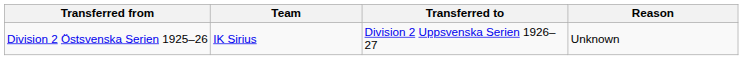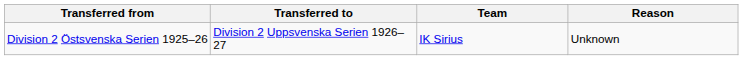columns swapped: (465, 13) <-> (286, 13)
